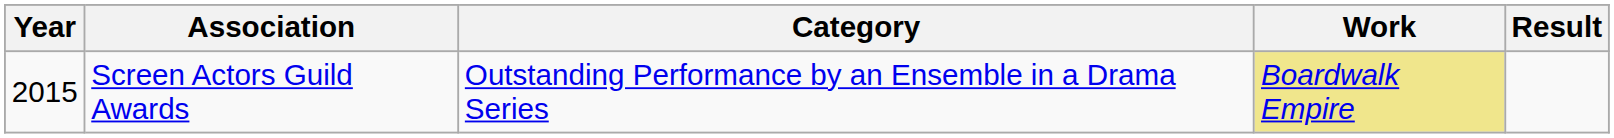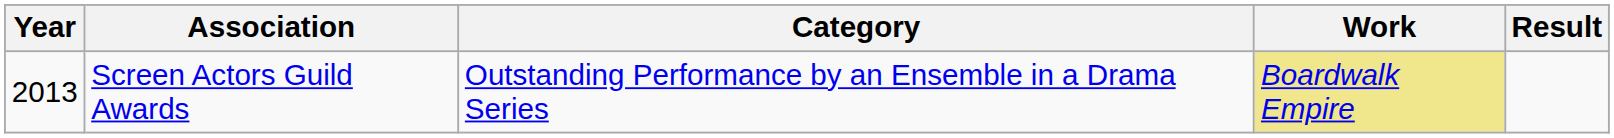(45, 91) 2015 -> (45, 91) 2013
